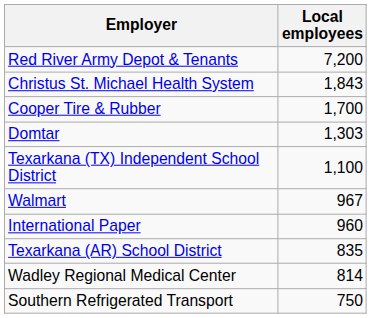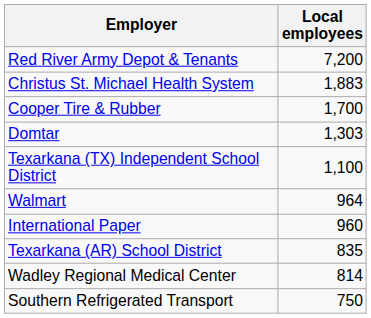(343, 84) 1,843 -> (343, 84) 1,883
(350, 201) 967 -> (350, 201) 964
